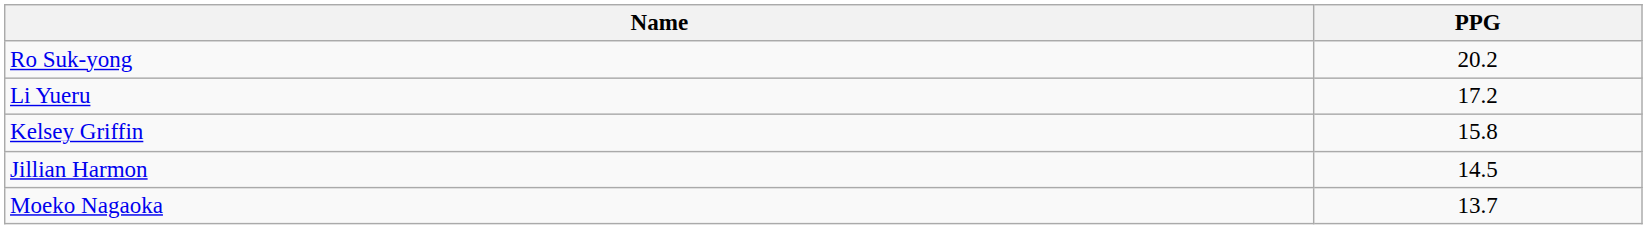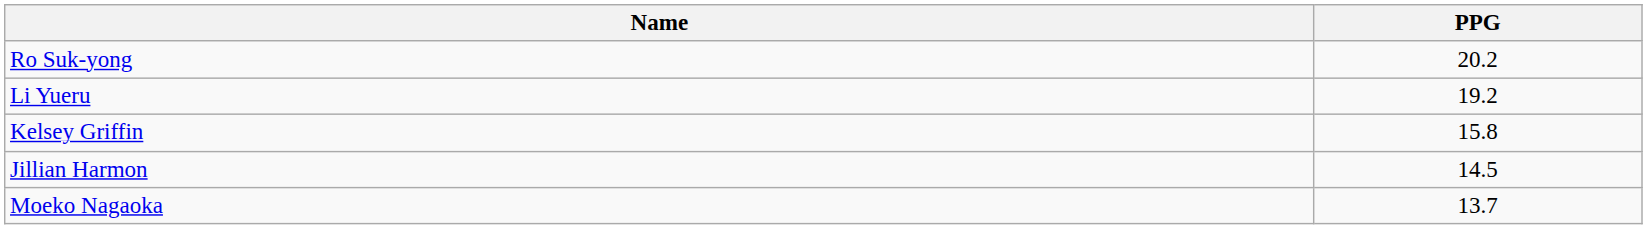(1478, 95) 17.2 -> (1478, 95) 19.2
